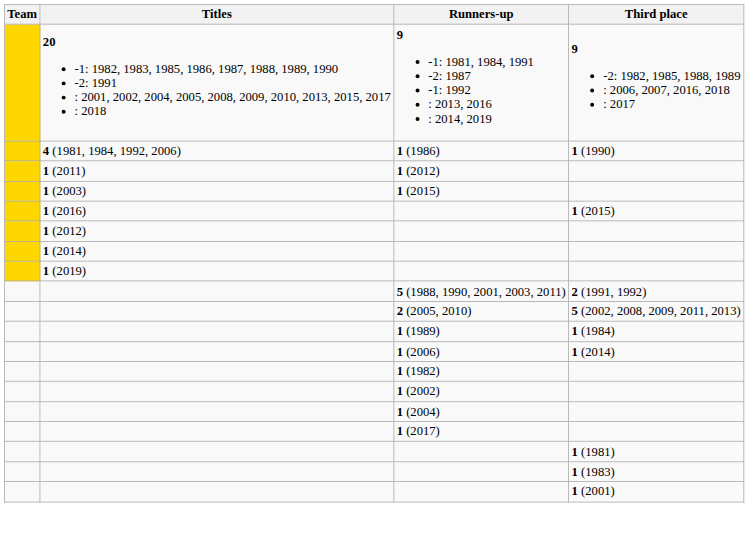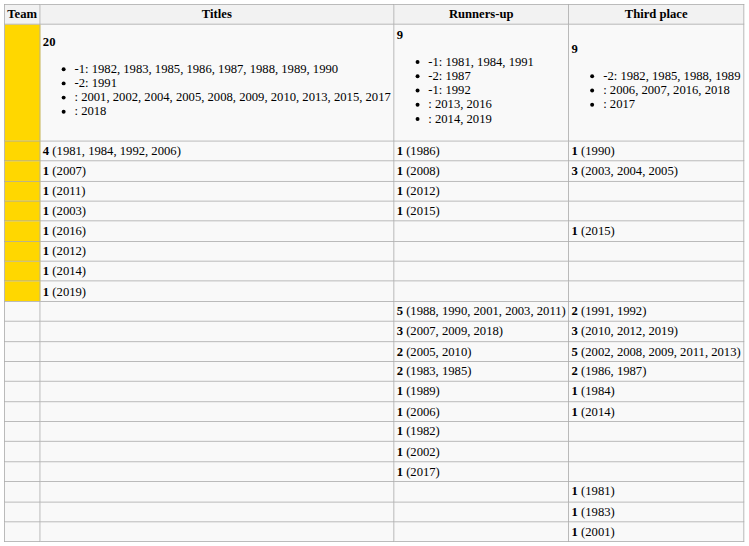+ row: (418, 171)
+ row: (450, 331)
+ row: (434, 371)
- row: (418, 411)
